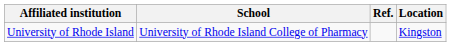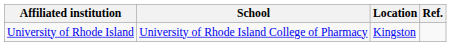columns swapped: (421, 13) <-> (383, 13)
